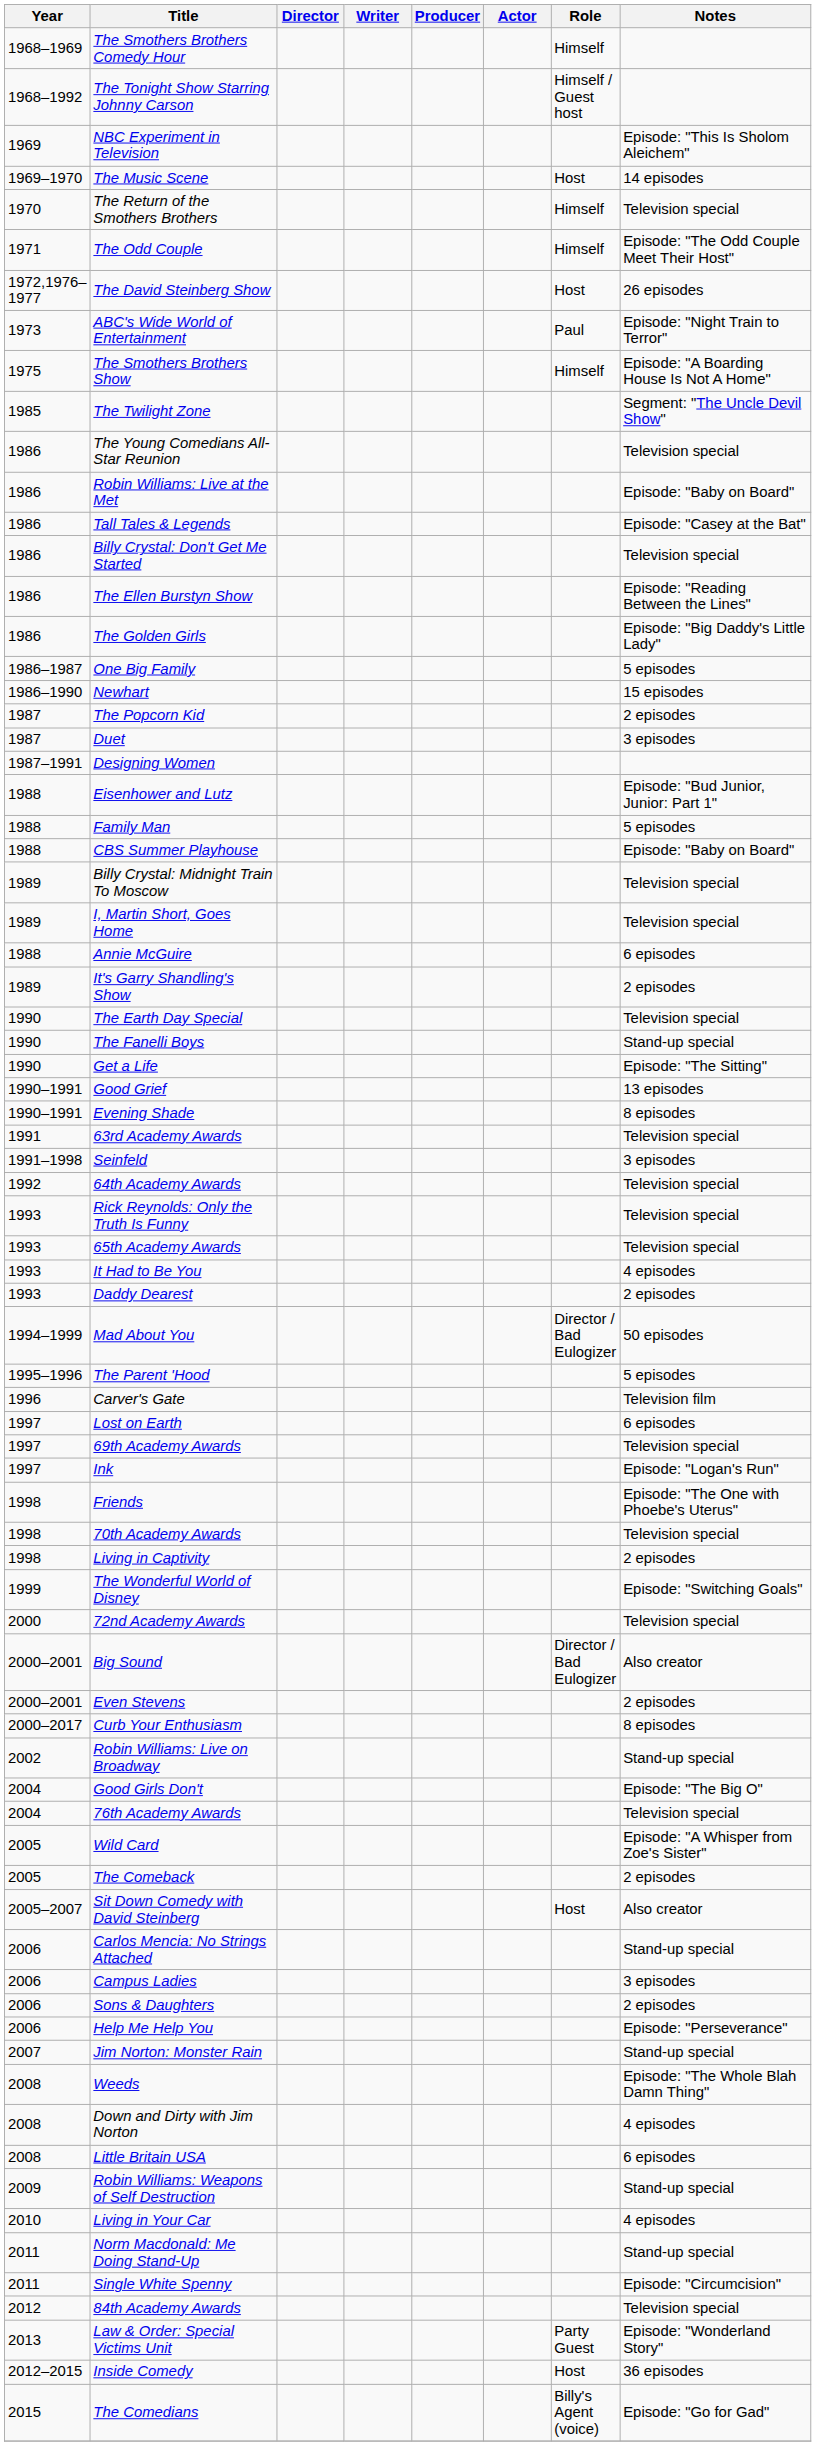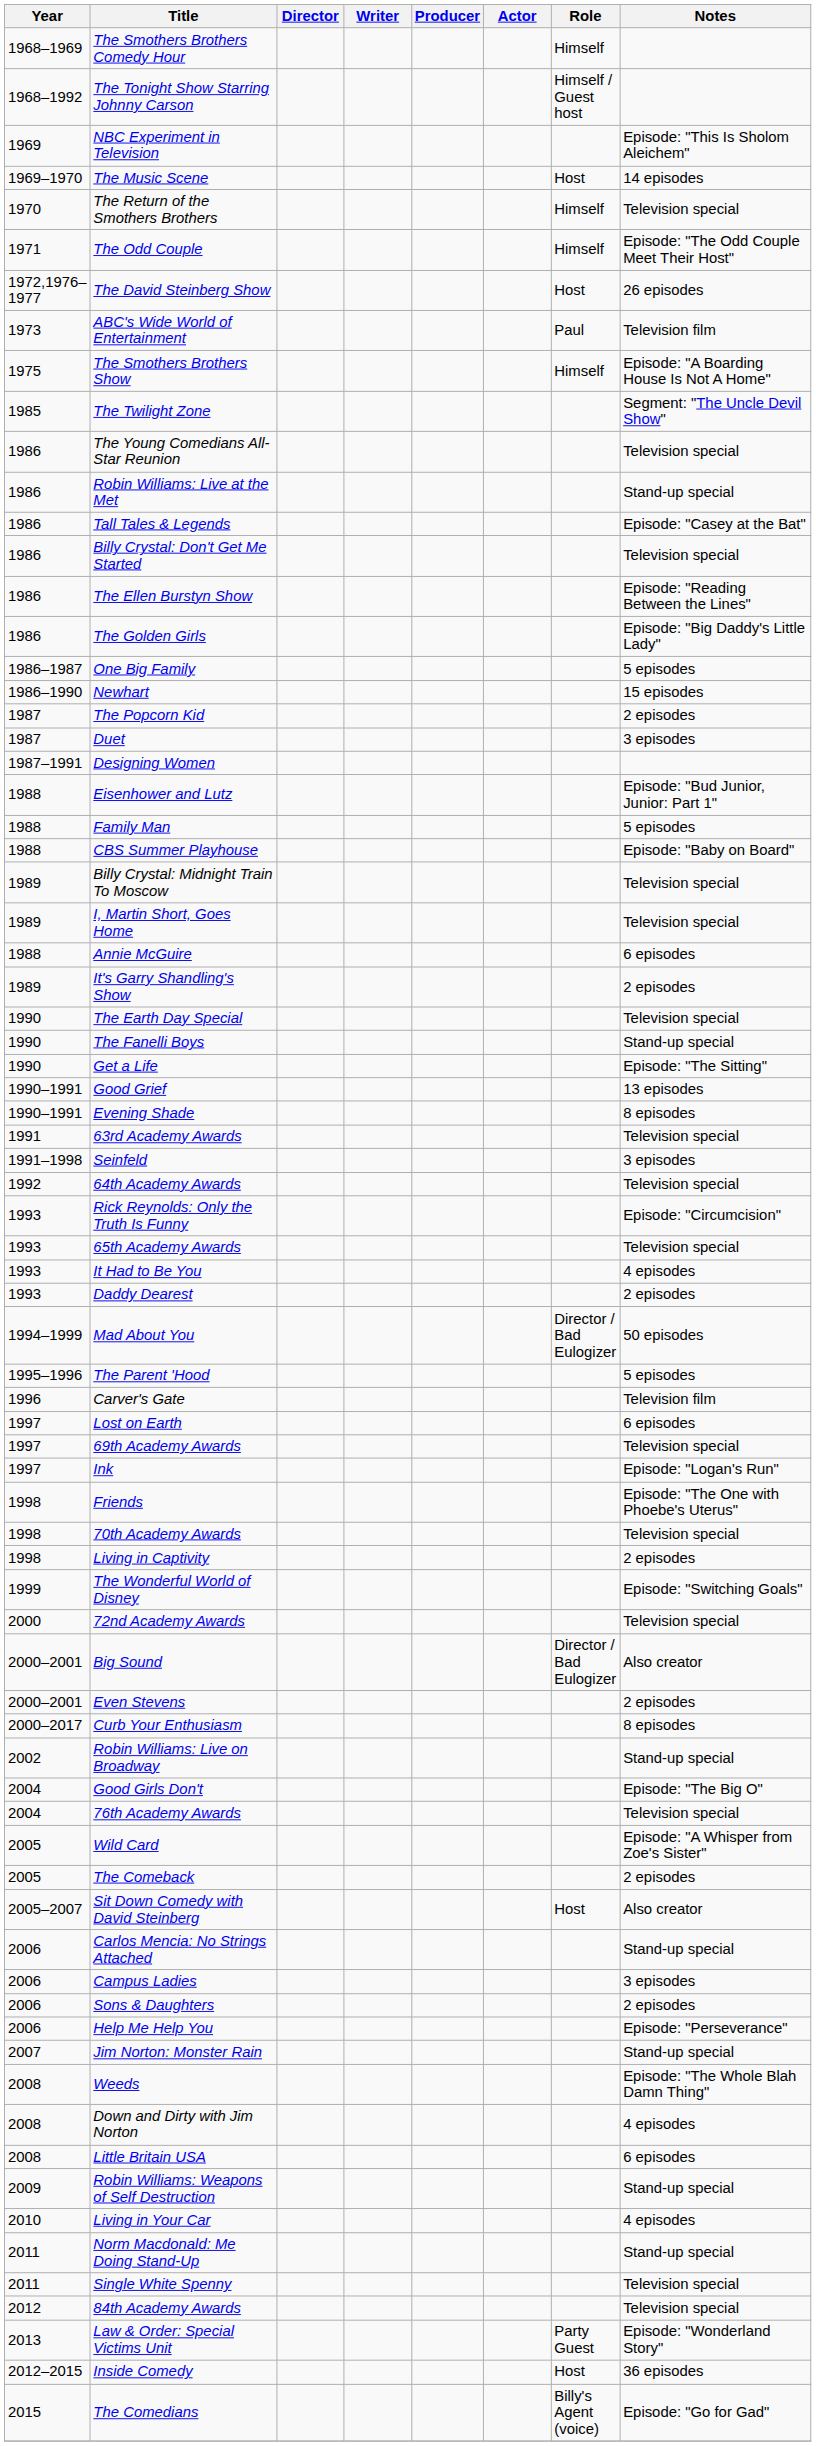(701, 330) Episode: "Night Train to Terror" -> (669, 330) Television film
(709, 491) Episode: "Baby on Board" -> (679, 491) Stand-up special
(681, 1215) Television special -> (702, 1215) Episode: "Circumcision"
(702, 2284) Episode: "Circumcision" -> (681, 2284) Television special
